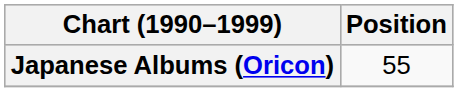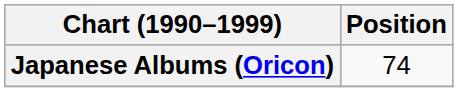(396, 65) 55 -> (396, 65) 74
